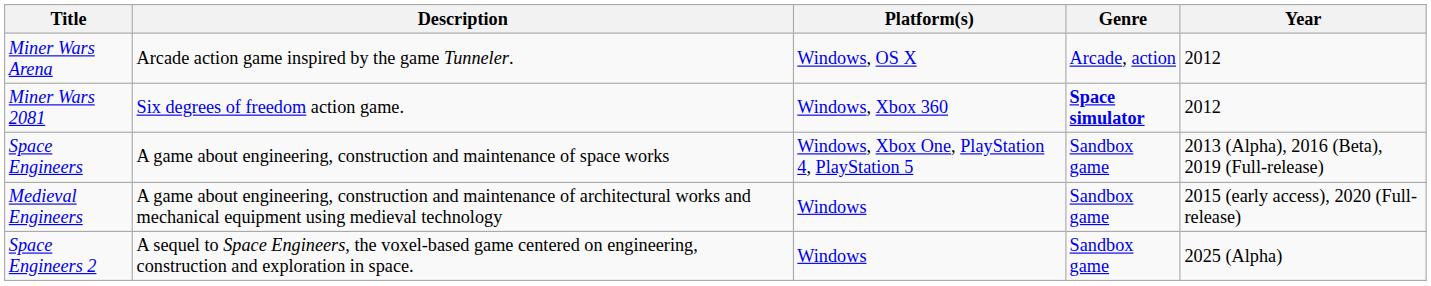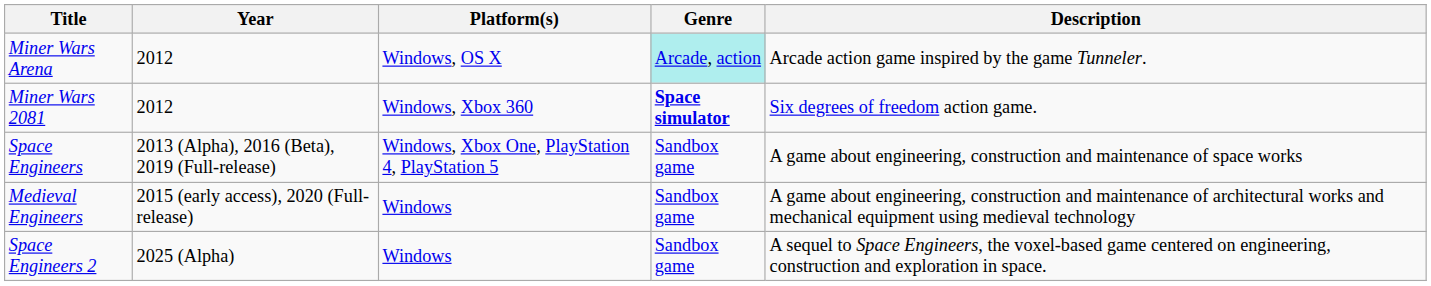columns swapped: (1303, 18) <-> (463, 18)
(1123, 58) no background -> (708, 58) paleturquoise background
